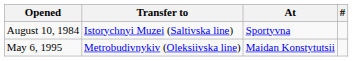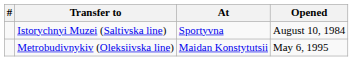columns swapped: (343, 13) <-> (43, 13)
